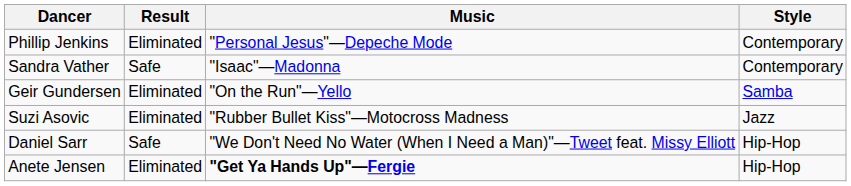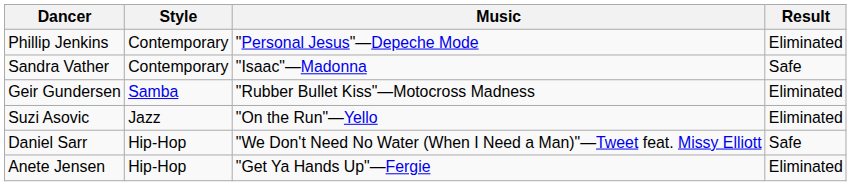columns swapped: (793, 17) <-> (165, 17)
(280, 92) "On the Run"—Yello -> (385, 92) "Rubber Bullet Kiss"—Motocross Madness
(359, 117) "Rubber Bullet Kiss"—Motocross Madness -> (307, 117) "On the Run"—Yello
(312, 167) bold -> (333, 167) normal
